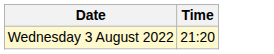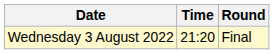+ column: (243, 15)
